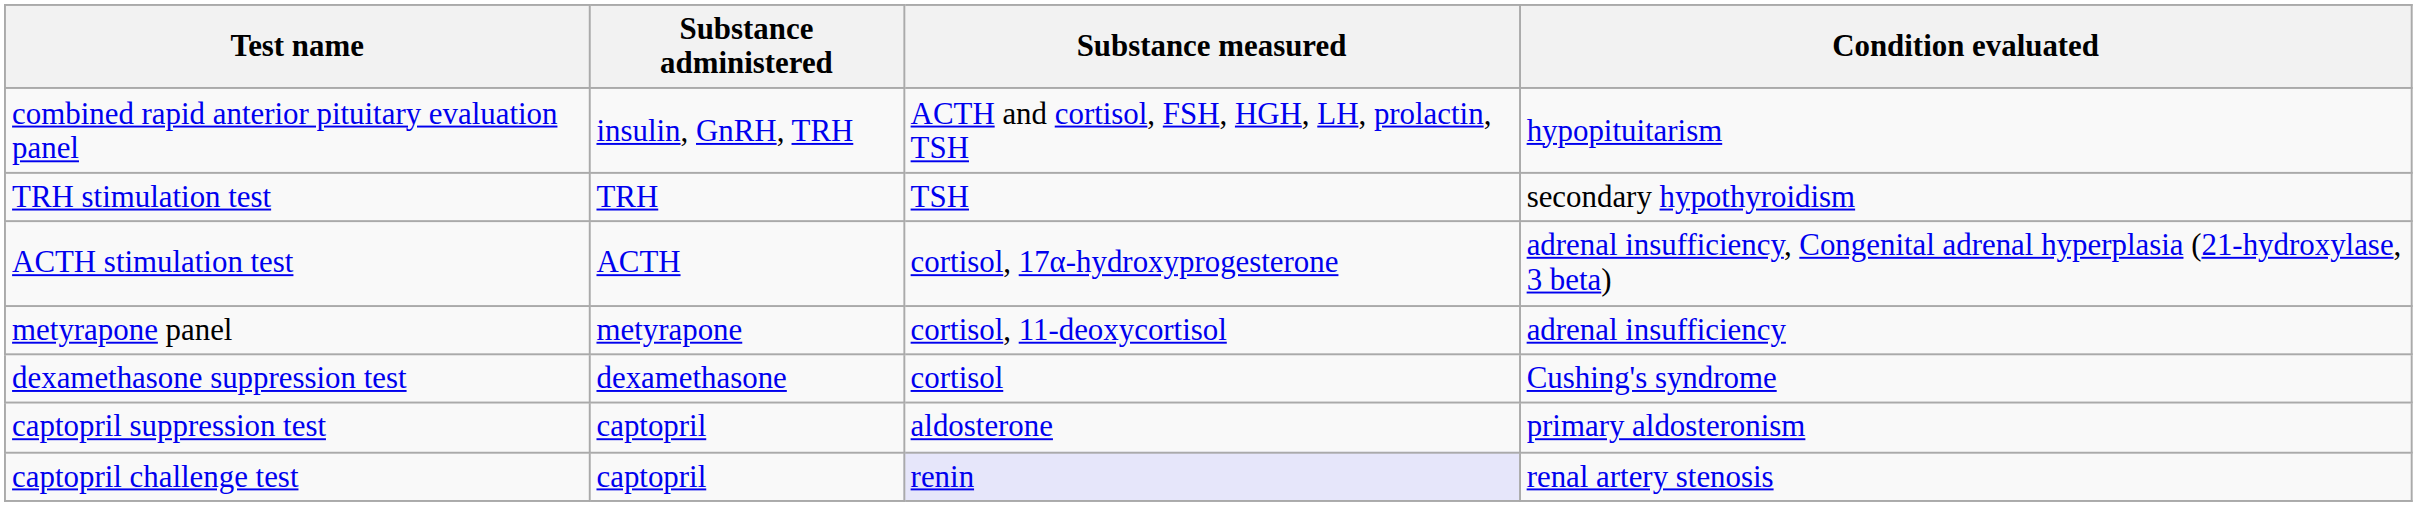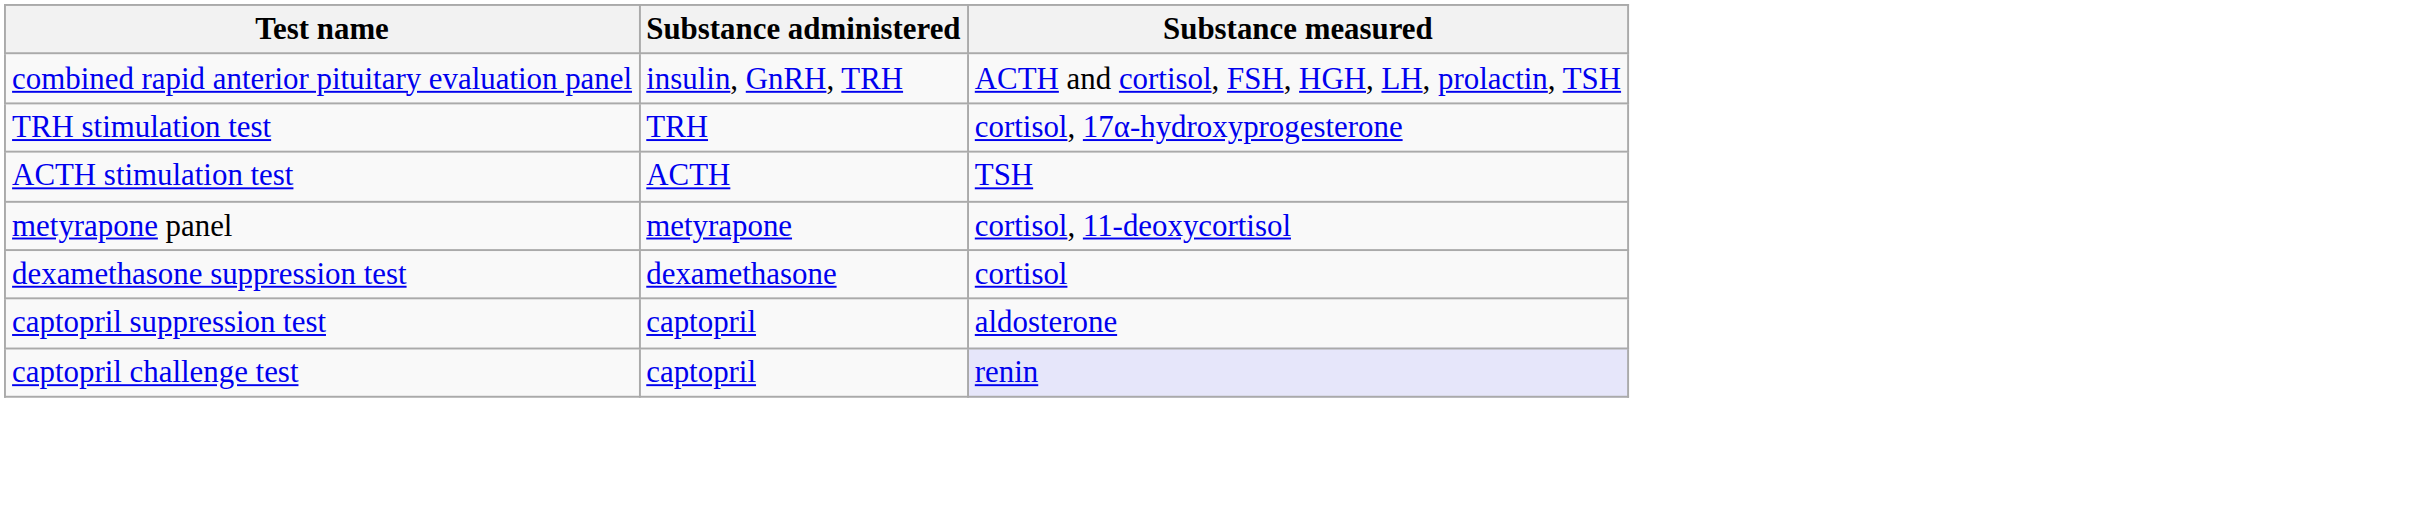- column: (1966, 46)
(940, 196) TSH -> (1189, 126) cortisol, 17α-hydroxyprogesterone
(1125, 262) cortisol, 17α-hydroxyprogesterone -> (1004, 175) TSH
